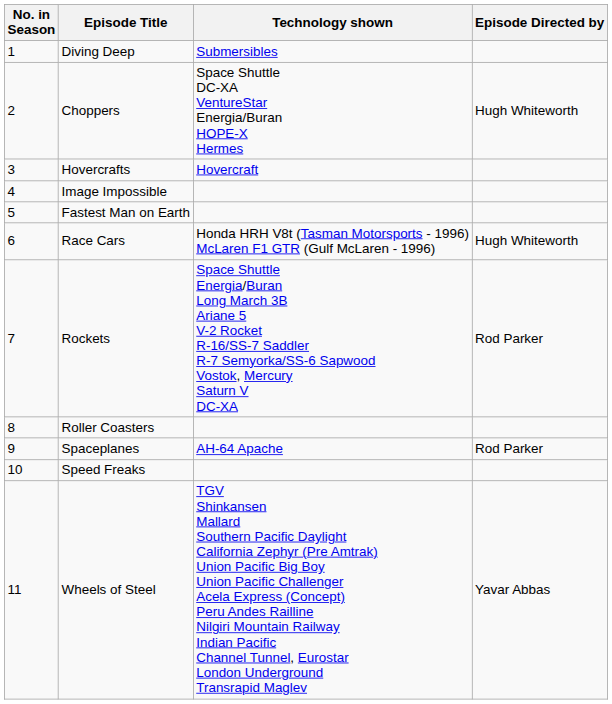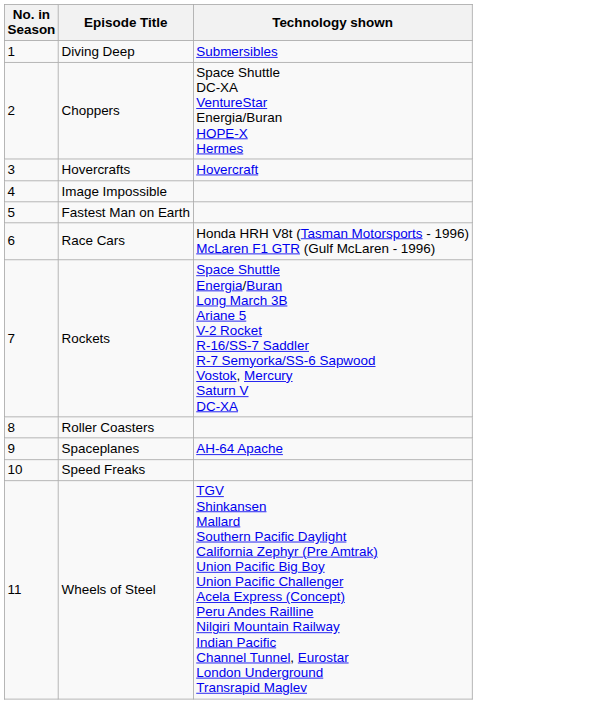- column: (540, 22)
